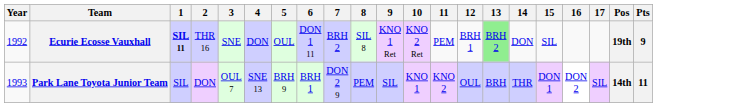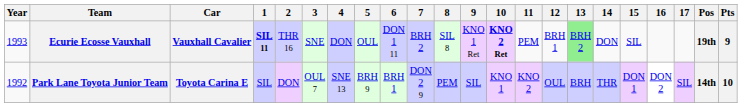+ column: (212, 12)
(17, 41) 1992 -> (17, 41) 1993
(417, 40) normal -> (501, 41) bold
(17, 82) 1993 -> (17, 82) 1992
(643, 82) 11 -> (728, 82) 10
